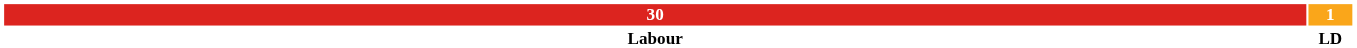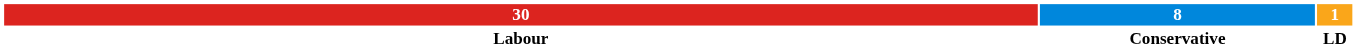+ column: (1178, 14)
